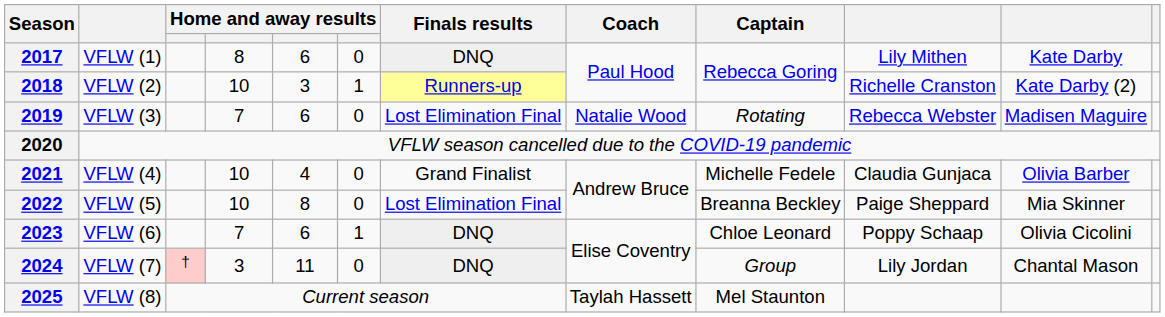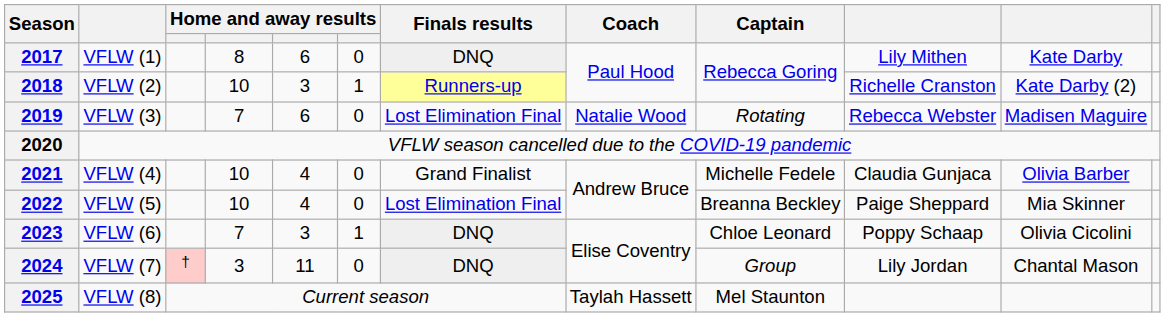(305, 204) 8 -> (305, 204) 4
(305, 233) 6 -> (305, 233) 3
